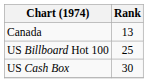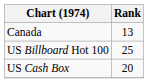(127, 68) 30 -> (127, 68) 20
